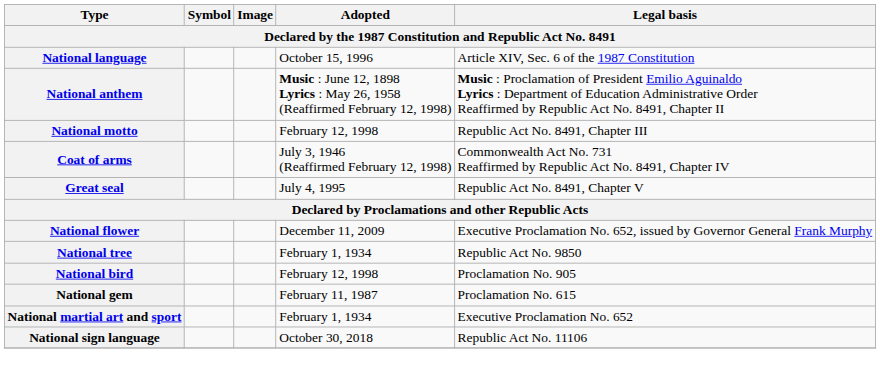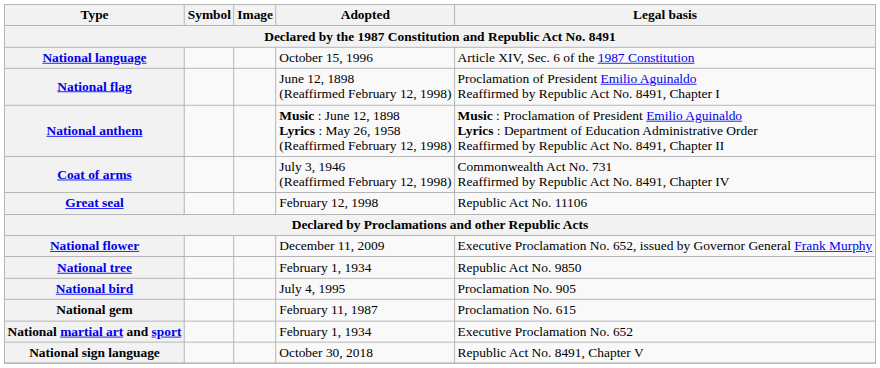+ row: (95, 86)
- row: (94, 130)
(312, 188) July 4, 1995 -> (329, 203) February 12, 1998
(551, 188) Republic Act No. 8491, Chapter V -> (522, 203) Republic Act No. 11106
(329, 273) February 12, 1998 -> (312, 288) July 4, 1995
(522, 337) Republic Act No. 11106 -> (551, 352) Republic Act No. 8491, Chapter V
